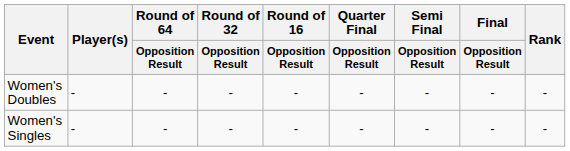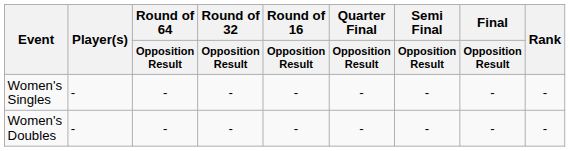rows swapped: (35, 129) <-> (35, 93)
